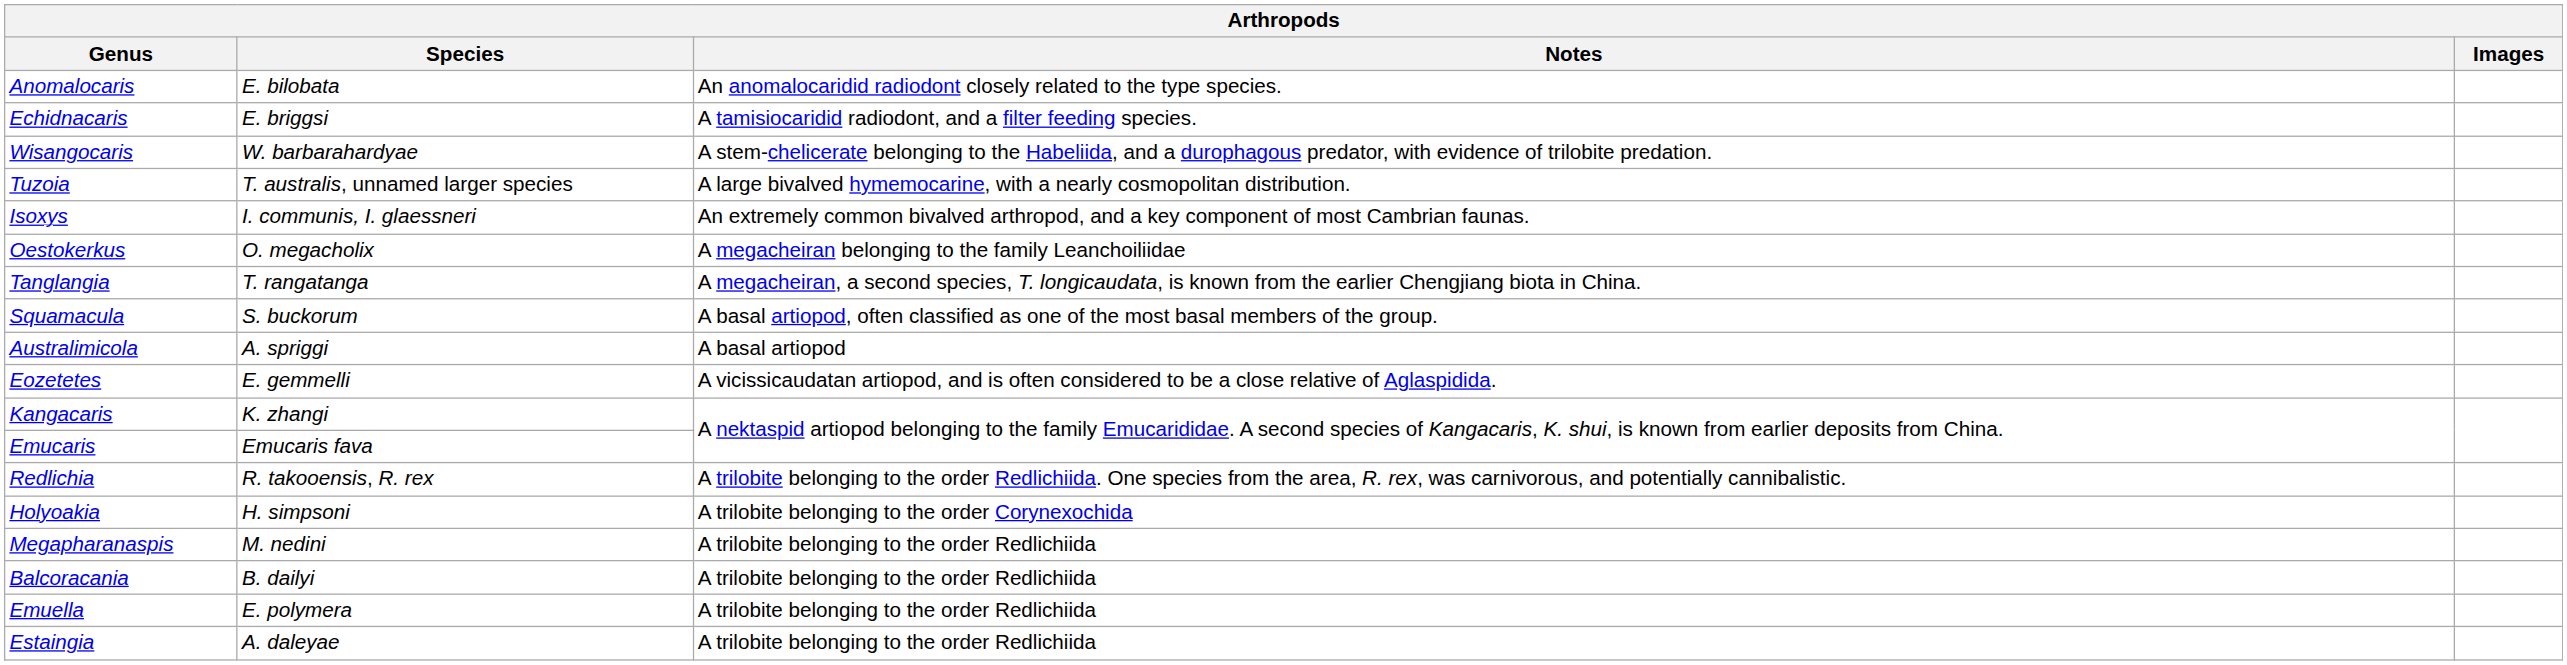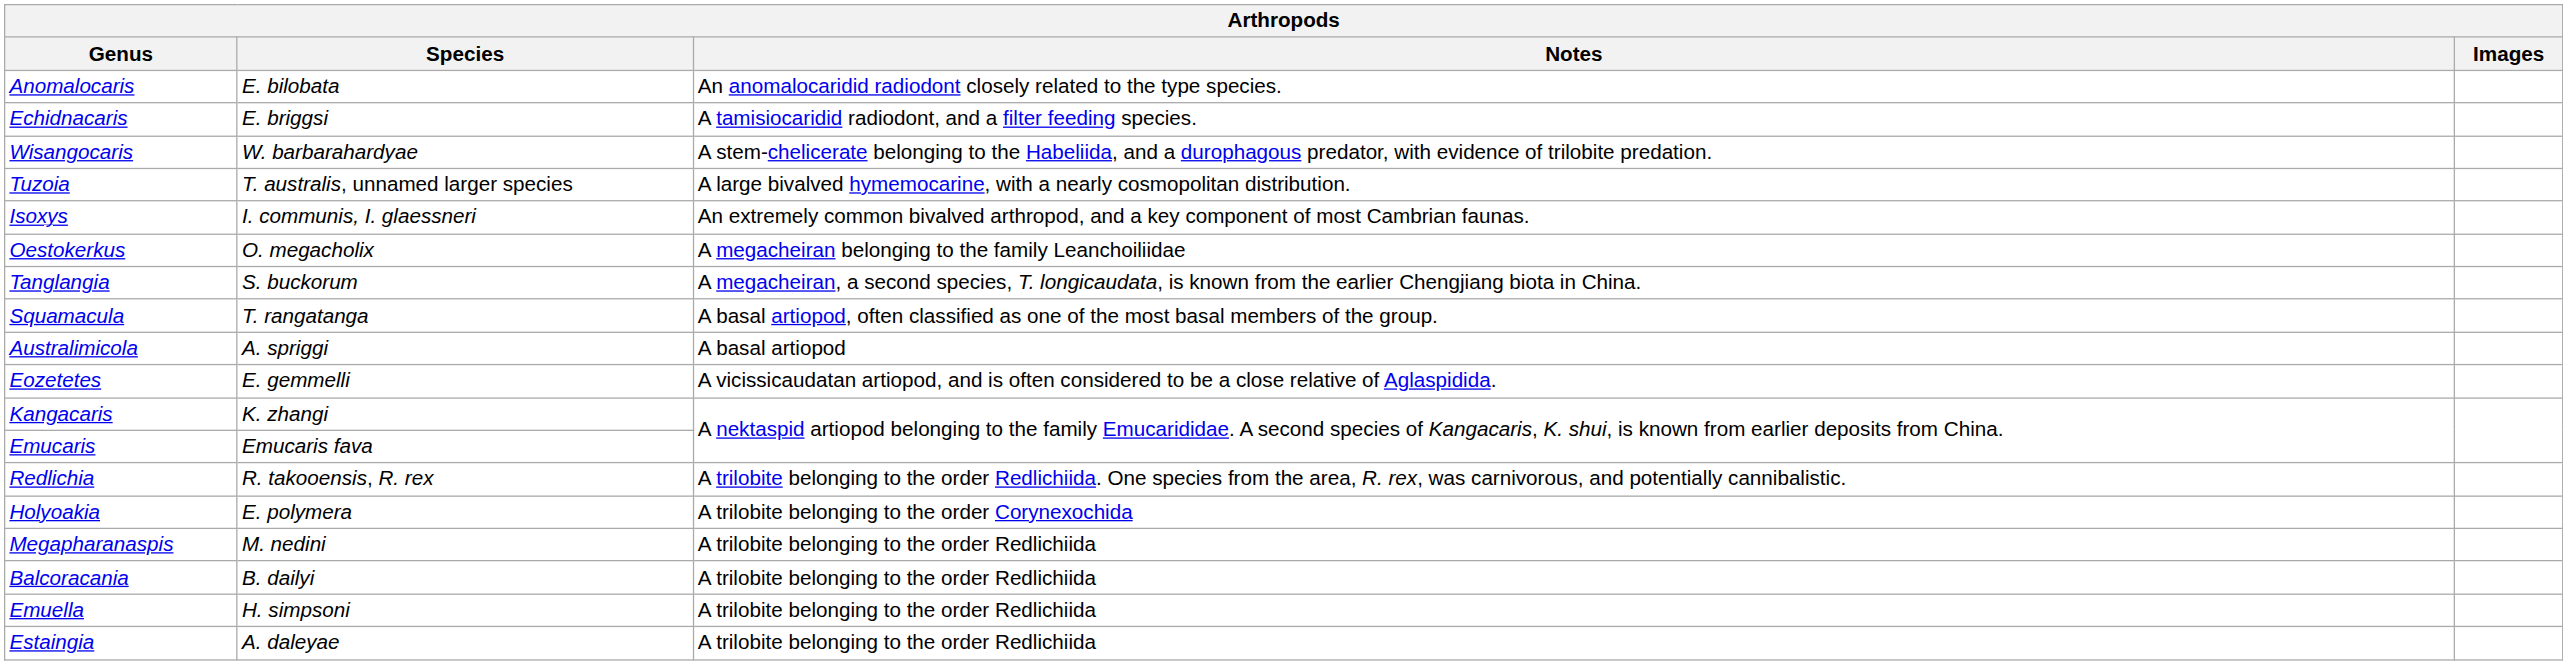(305, 282) T. rangatanga -> (300, 282) S. buckorum
(300, 315) S. buckorum -> (305, 315) T. rangatanga
(296, 511) H. simpsoni -> (297, 511) E. polymera
(297, 610) E. polymera -> (296, 610) H. simpsoni
